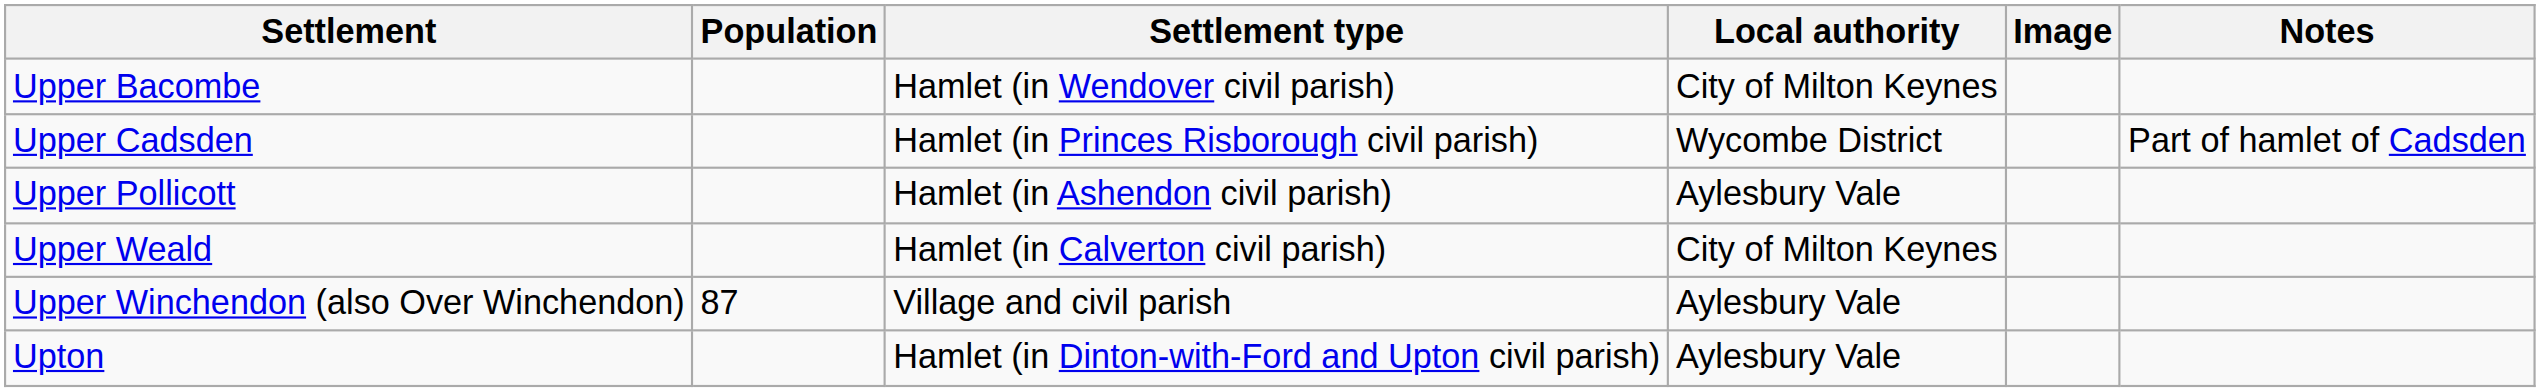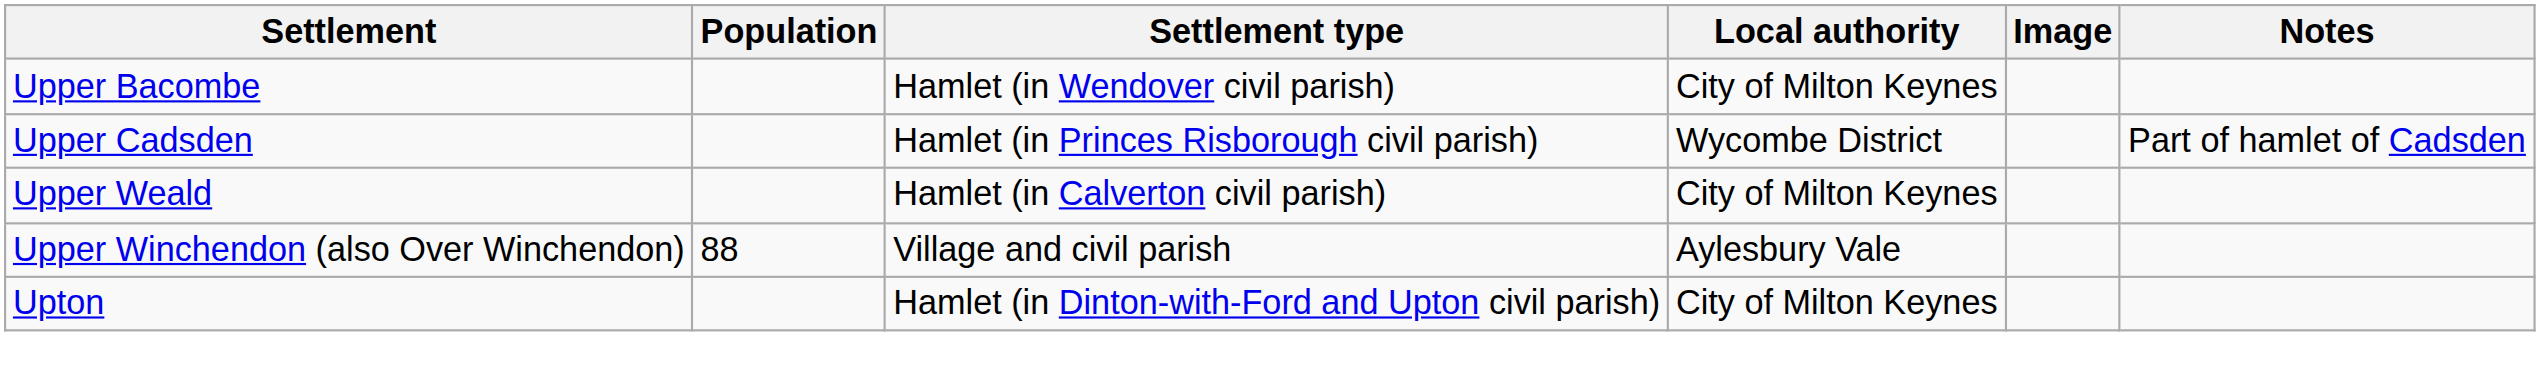- row: (124, 194)
(720, 303) 87 -> (720, 248) 88
(1789, 357) Aylesbury Vale -> (1837, 303) City of Milton Keynes
